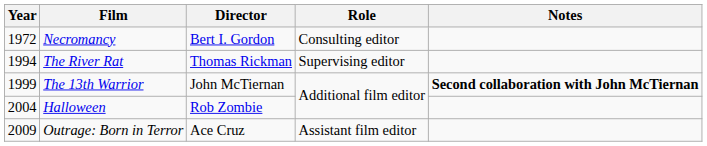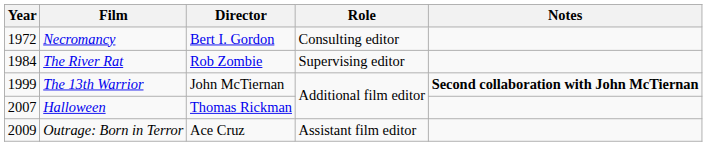(22, 61) 1994 -> (22, 61) 1984
(241, 61) Thomas Rickman -> (226, 61) Rob Zombie
(22, 107) 2004 -> (22, 107) 2007
(226, 107) Rob Zombie -> (241, 107) Thomas Rickman
